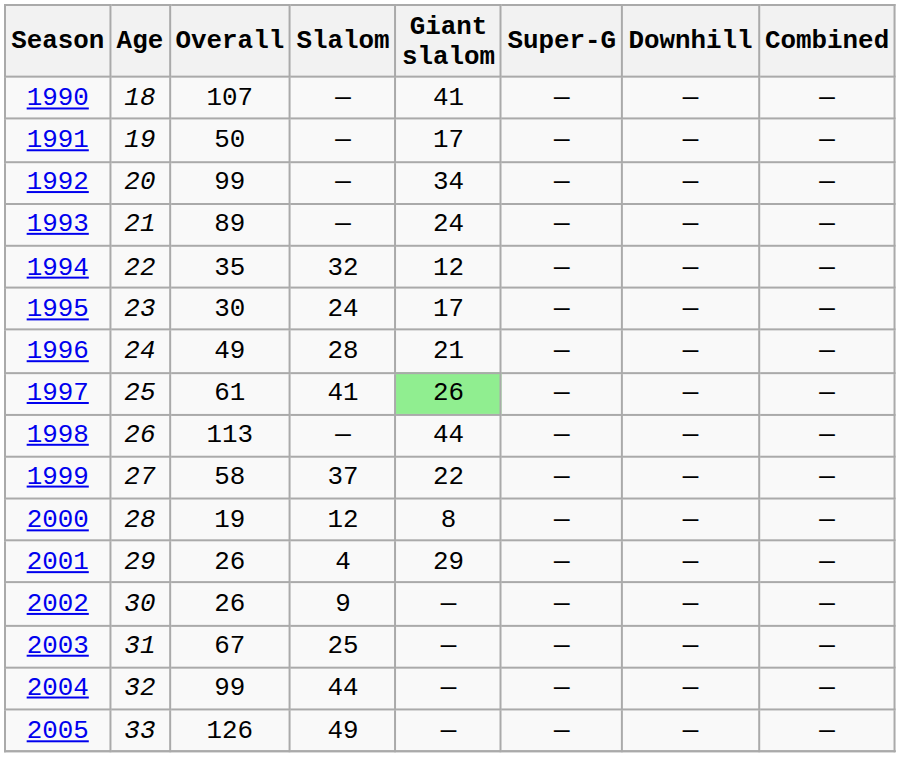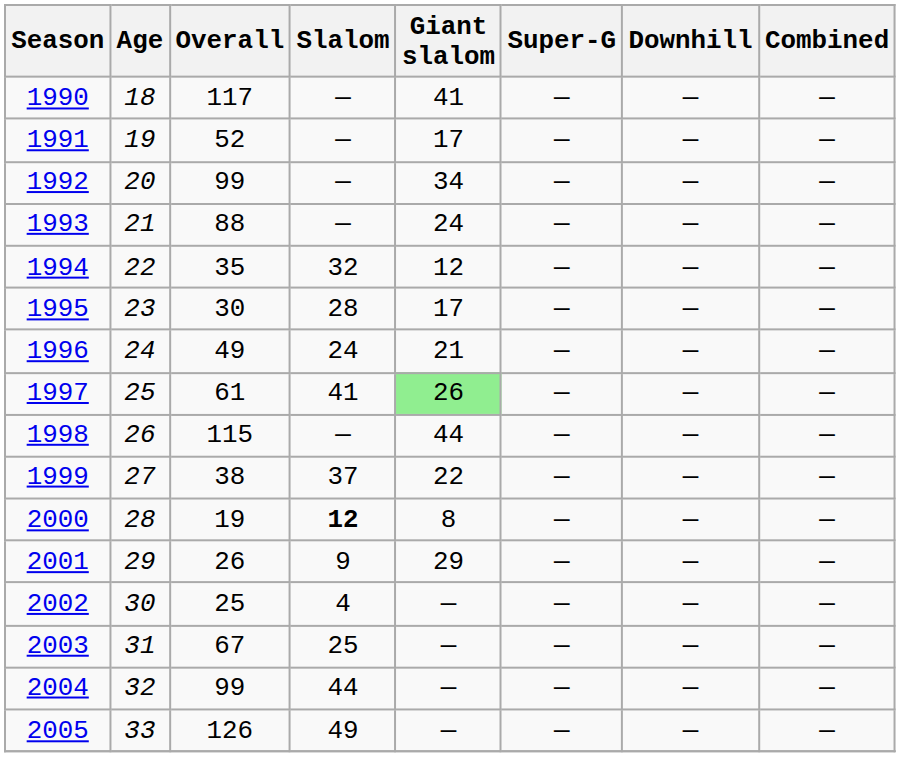(230, 98) 107 -> (230, 98) 117
(230, 140) 50 -> (230, 140) 52
(230, 225) 89 -> (230, 225) 88
(343, 309) 24 -> (343, 309) 28
(343, 351) 28 -> (343, 351) 24
(230, 435) 113 -> (230, 435) 115
(230, 478) 58 -> (230, 478) 38
(343, 520) normal -> (343, 520) bold
(343, 562) 4 -> (343, 562) 9
(230, 604) 26 -> (230, 604) 25
(343, 604) 9 -> (343, 604) 4
